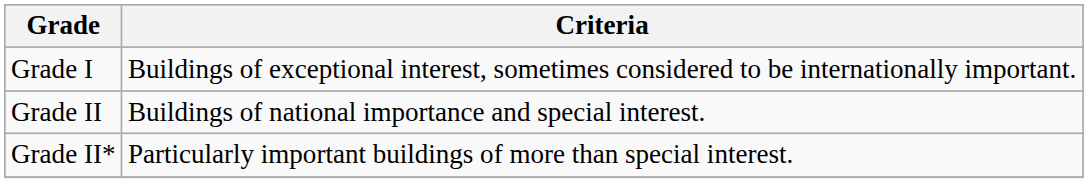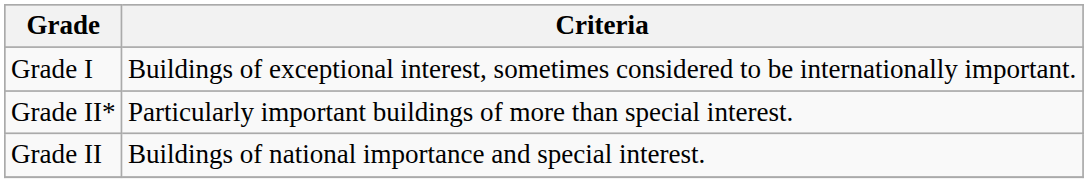rows swapped: (63, 154) <-> (56, 111)
